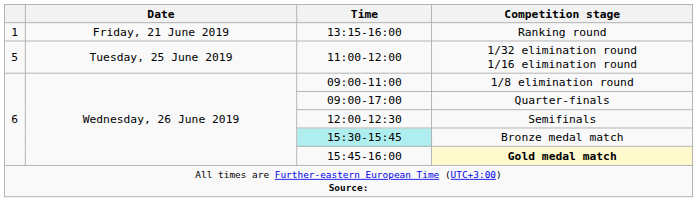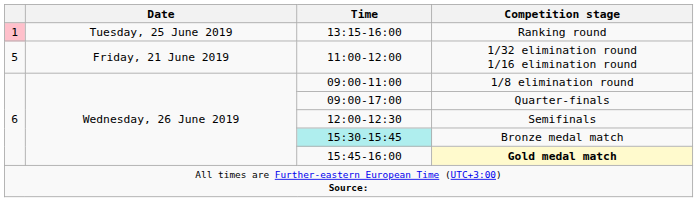(15, 32) no background -> (15, 32) pink background
(161, 32) Friday, 21 June 2019 -> (161, 32) Tuesday, 25 June 2019
(161, 57) Tuesday, 25 June 2019 -> (161, 57) Friday, 21 June 2019
